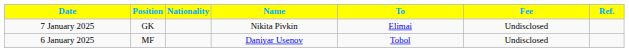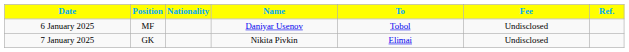rows swapped: (67, 41) <-> (67, 26)
